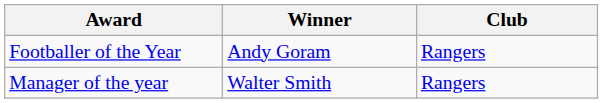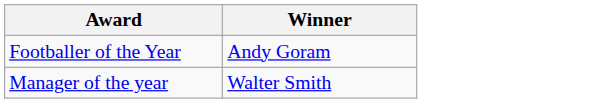- column: (507, 20)
